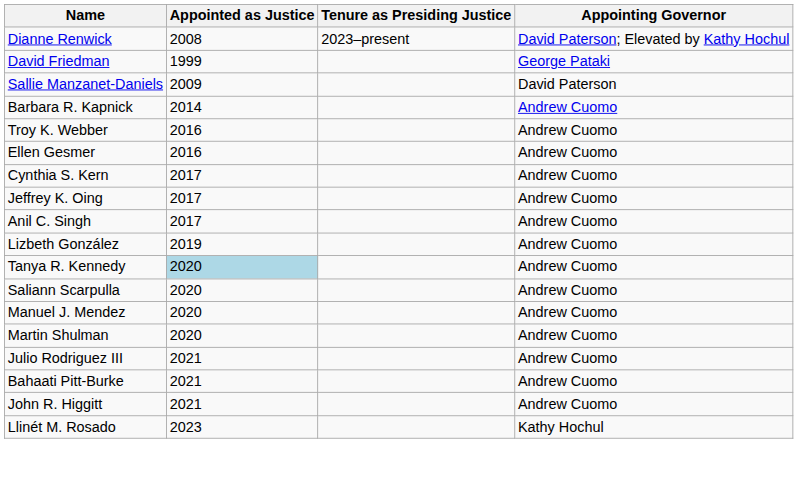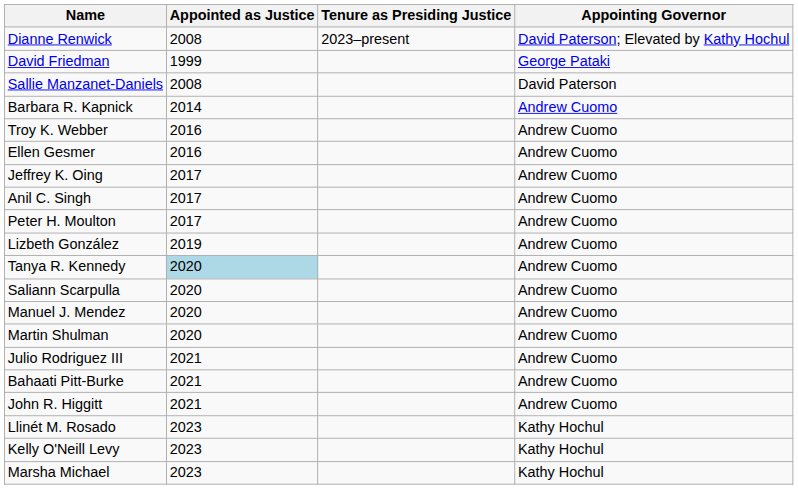(186, 84) 2009 -> (186, 84) 2008
- row: (58, 175)
+ row: (62, 221)
+ row: (64, 449)
+ row: (59, 472)
